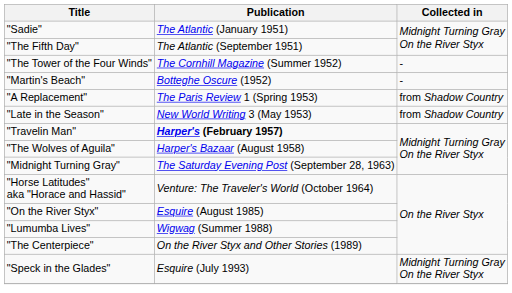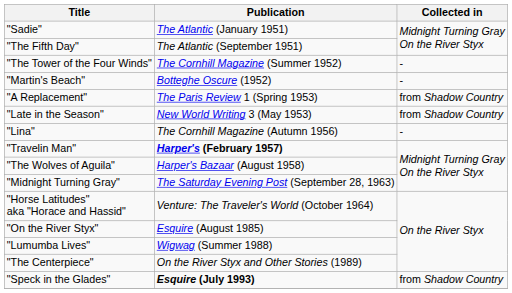+ row: (21, 132)
(203, 269) normal -> (206, 280) bold
(452, 269) Midnight Turning Gray On the River Styx -> (451, 280) from Shadow Country
